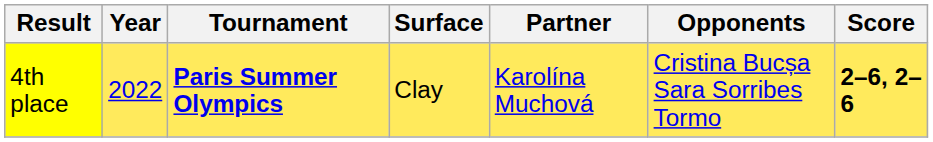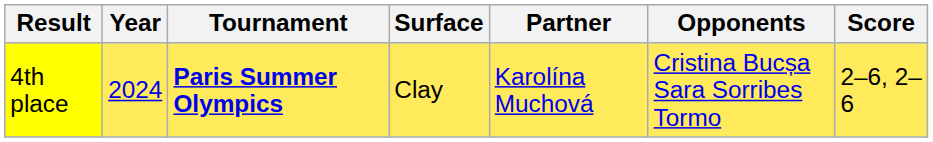(135, 89) 2022 -> (135, 89) 2024
(881, 89) bold -> (881, 89) normal
